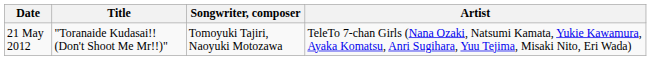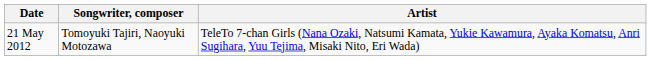- column: (119, 13)
